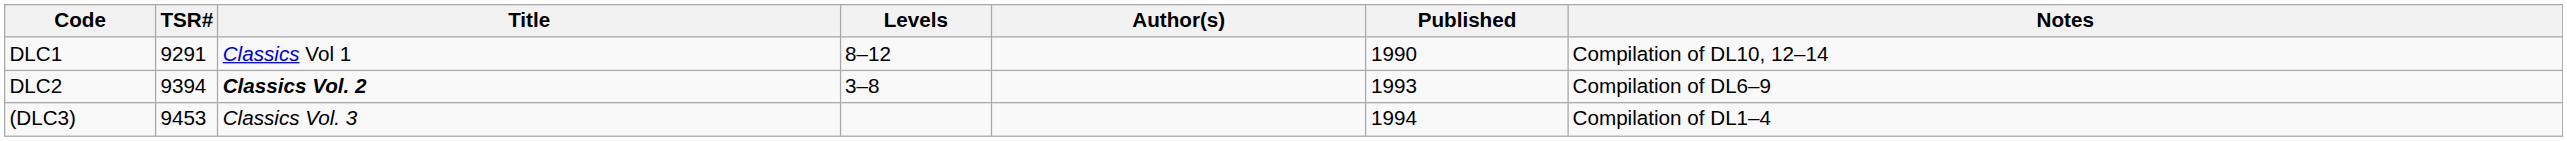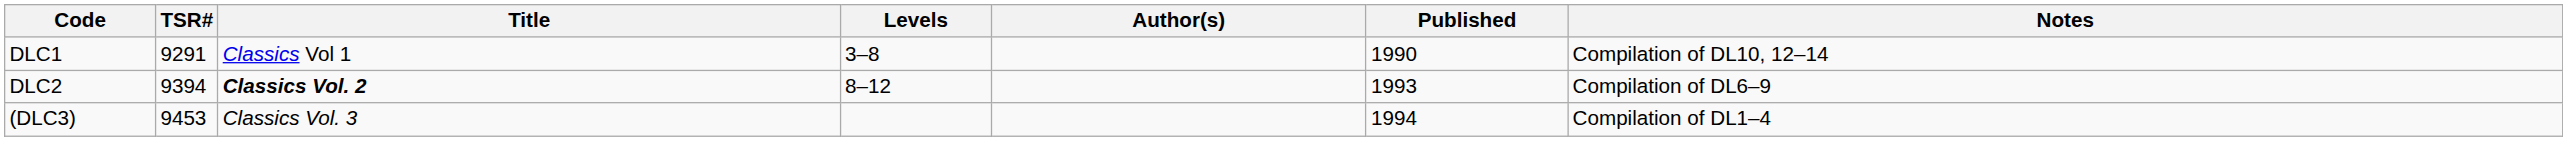(868, 53) 8–12 -> (862, 53) 3–8
(862, 86) 3–8 -> (868, 86) 8–12
